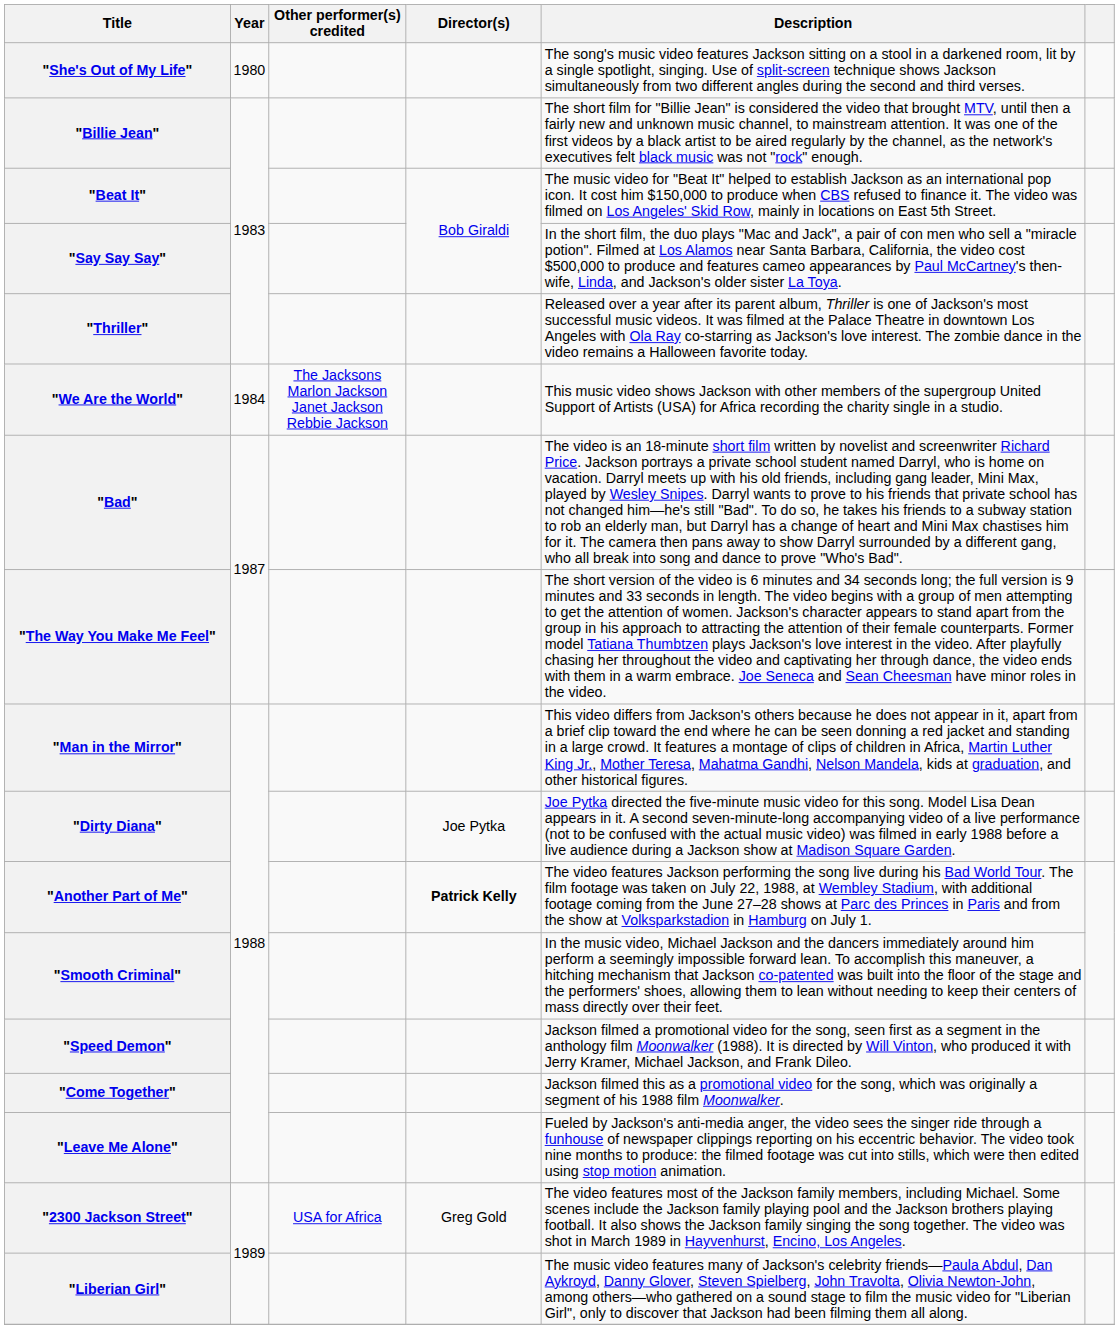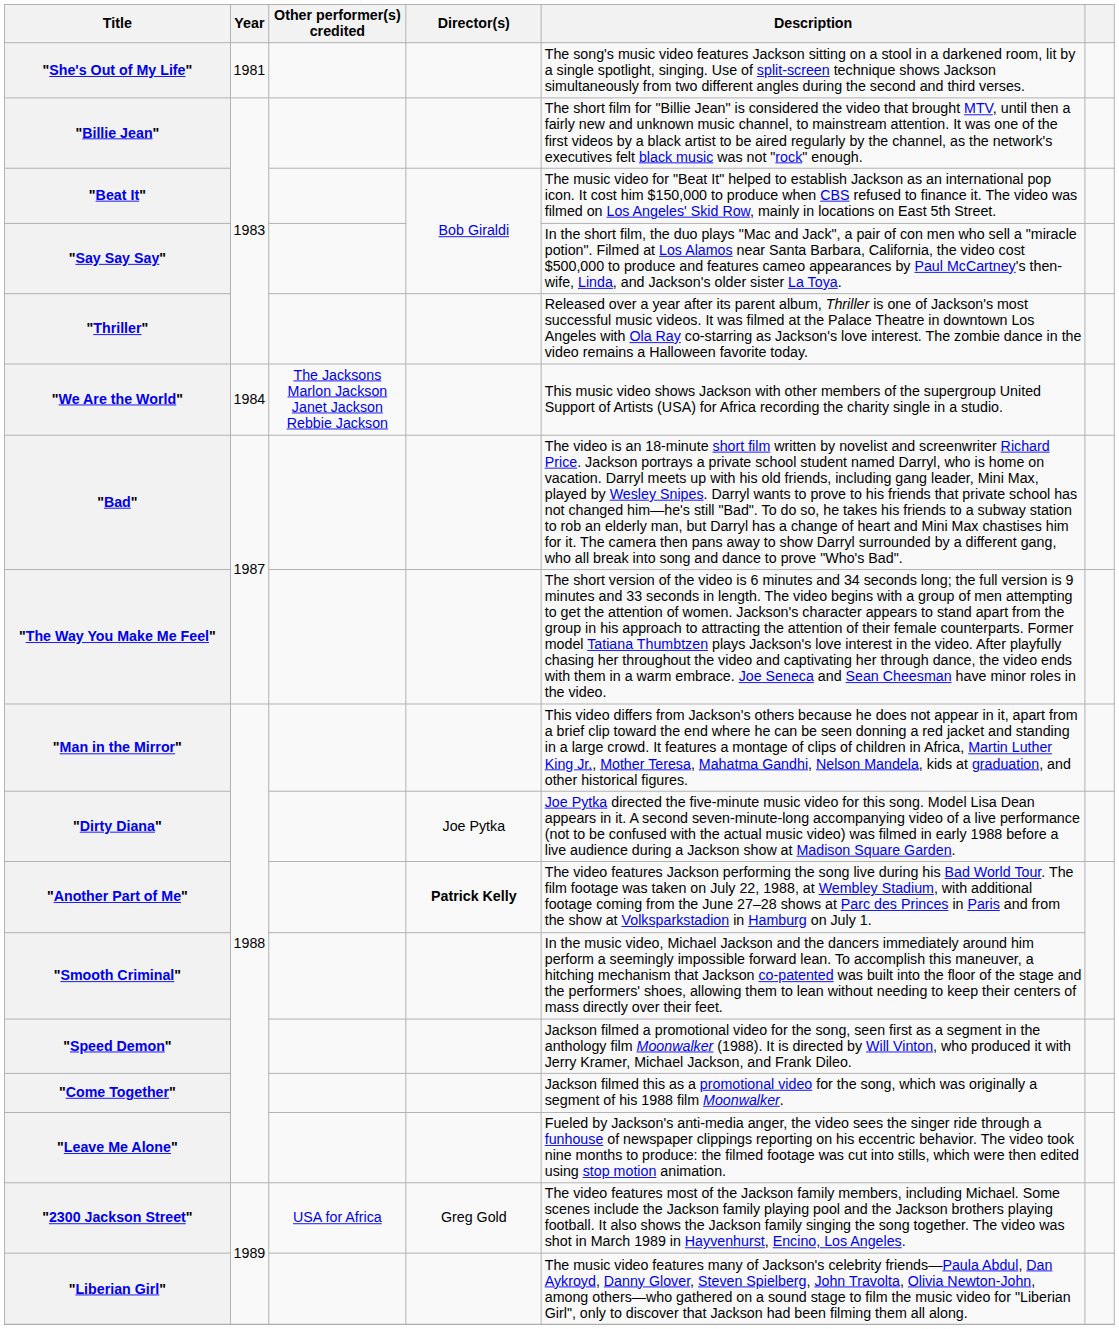(249, 70) 1980 -> (249, 70) 1981
